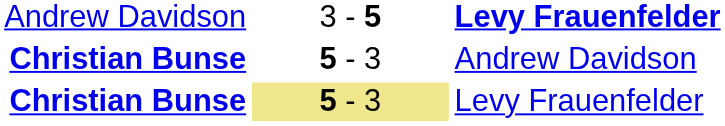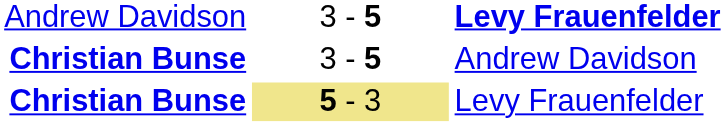(350, 58) 5 - 3 -> (350, 58) 3 - 5
